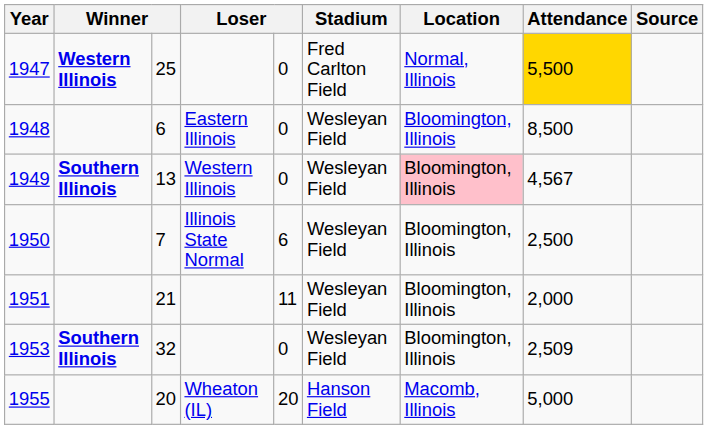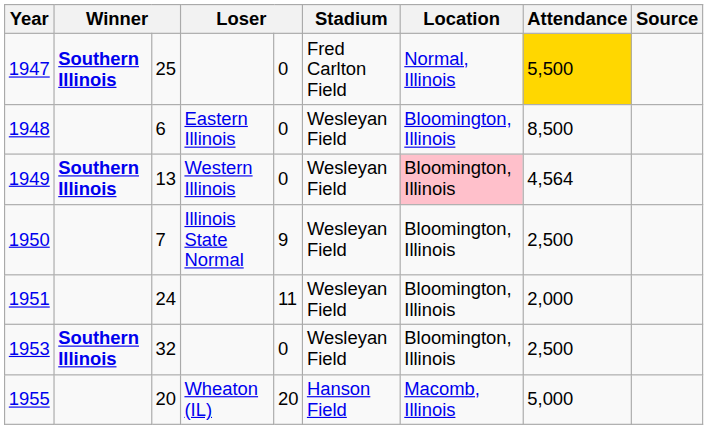(94, 68) Western Illinois -> (99, 68) Southern Illinois
(550, 179) 4,567 -> (550, 179) 4,564
(283, 239) 6 -> (283, 239) 9
(166, 299) 21 -> (166, 299) 24
(550, 349) 2,509 -> (550, 349) 2,500
